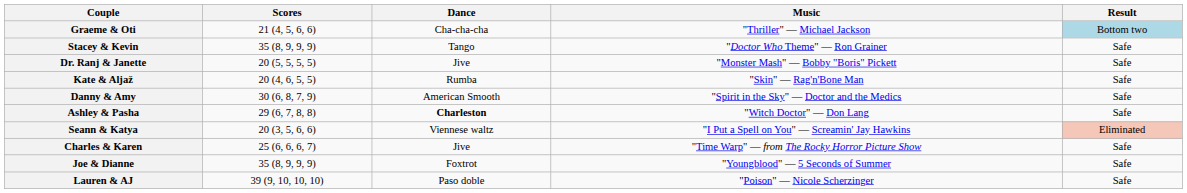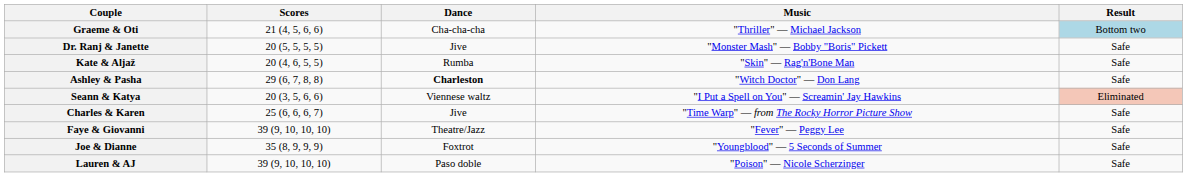- row: (103, 46)
- row: (103, 96)
+ row: (106, 130)
